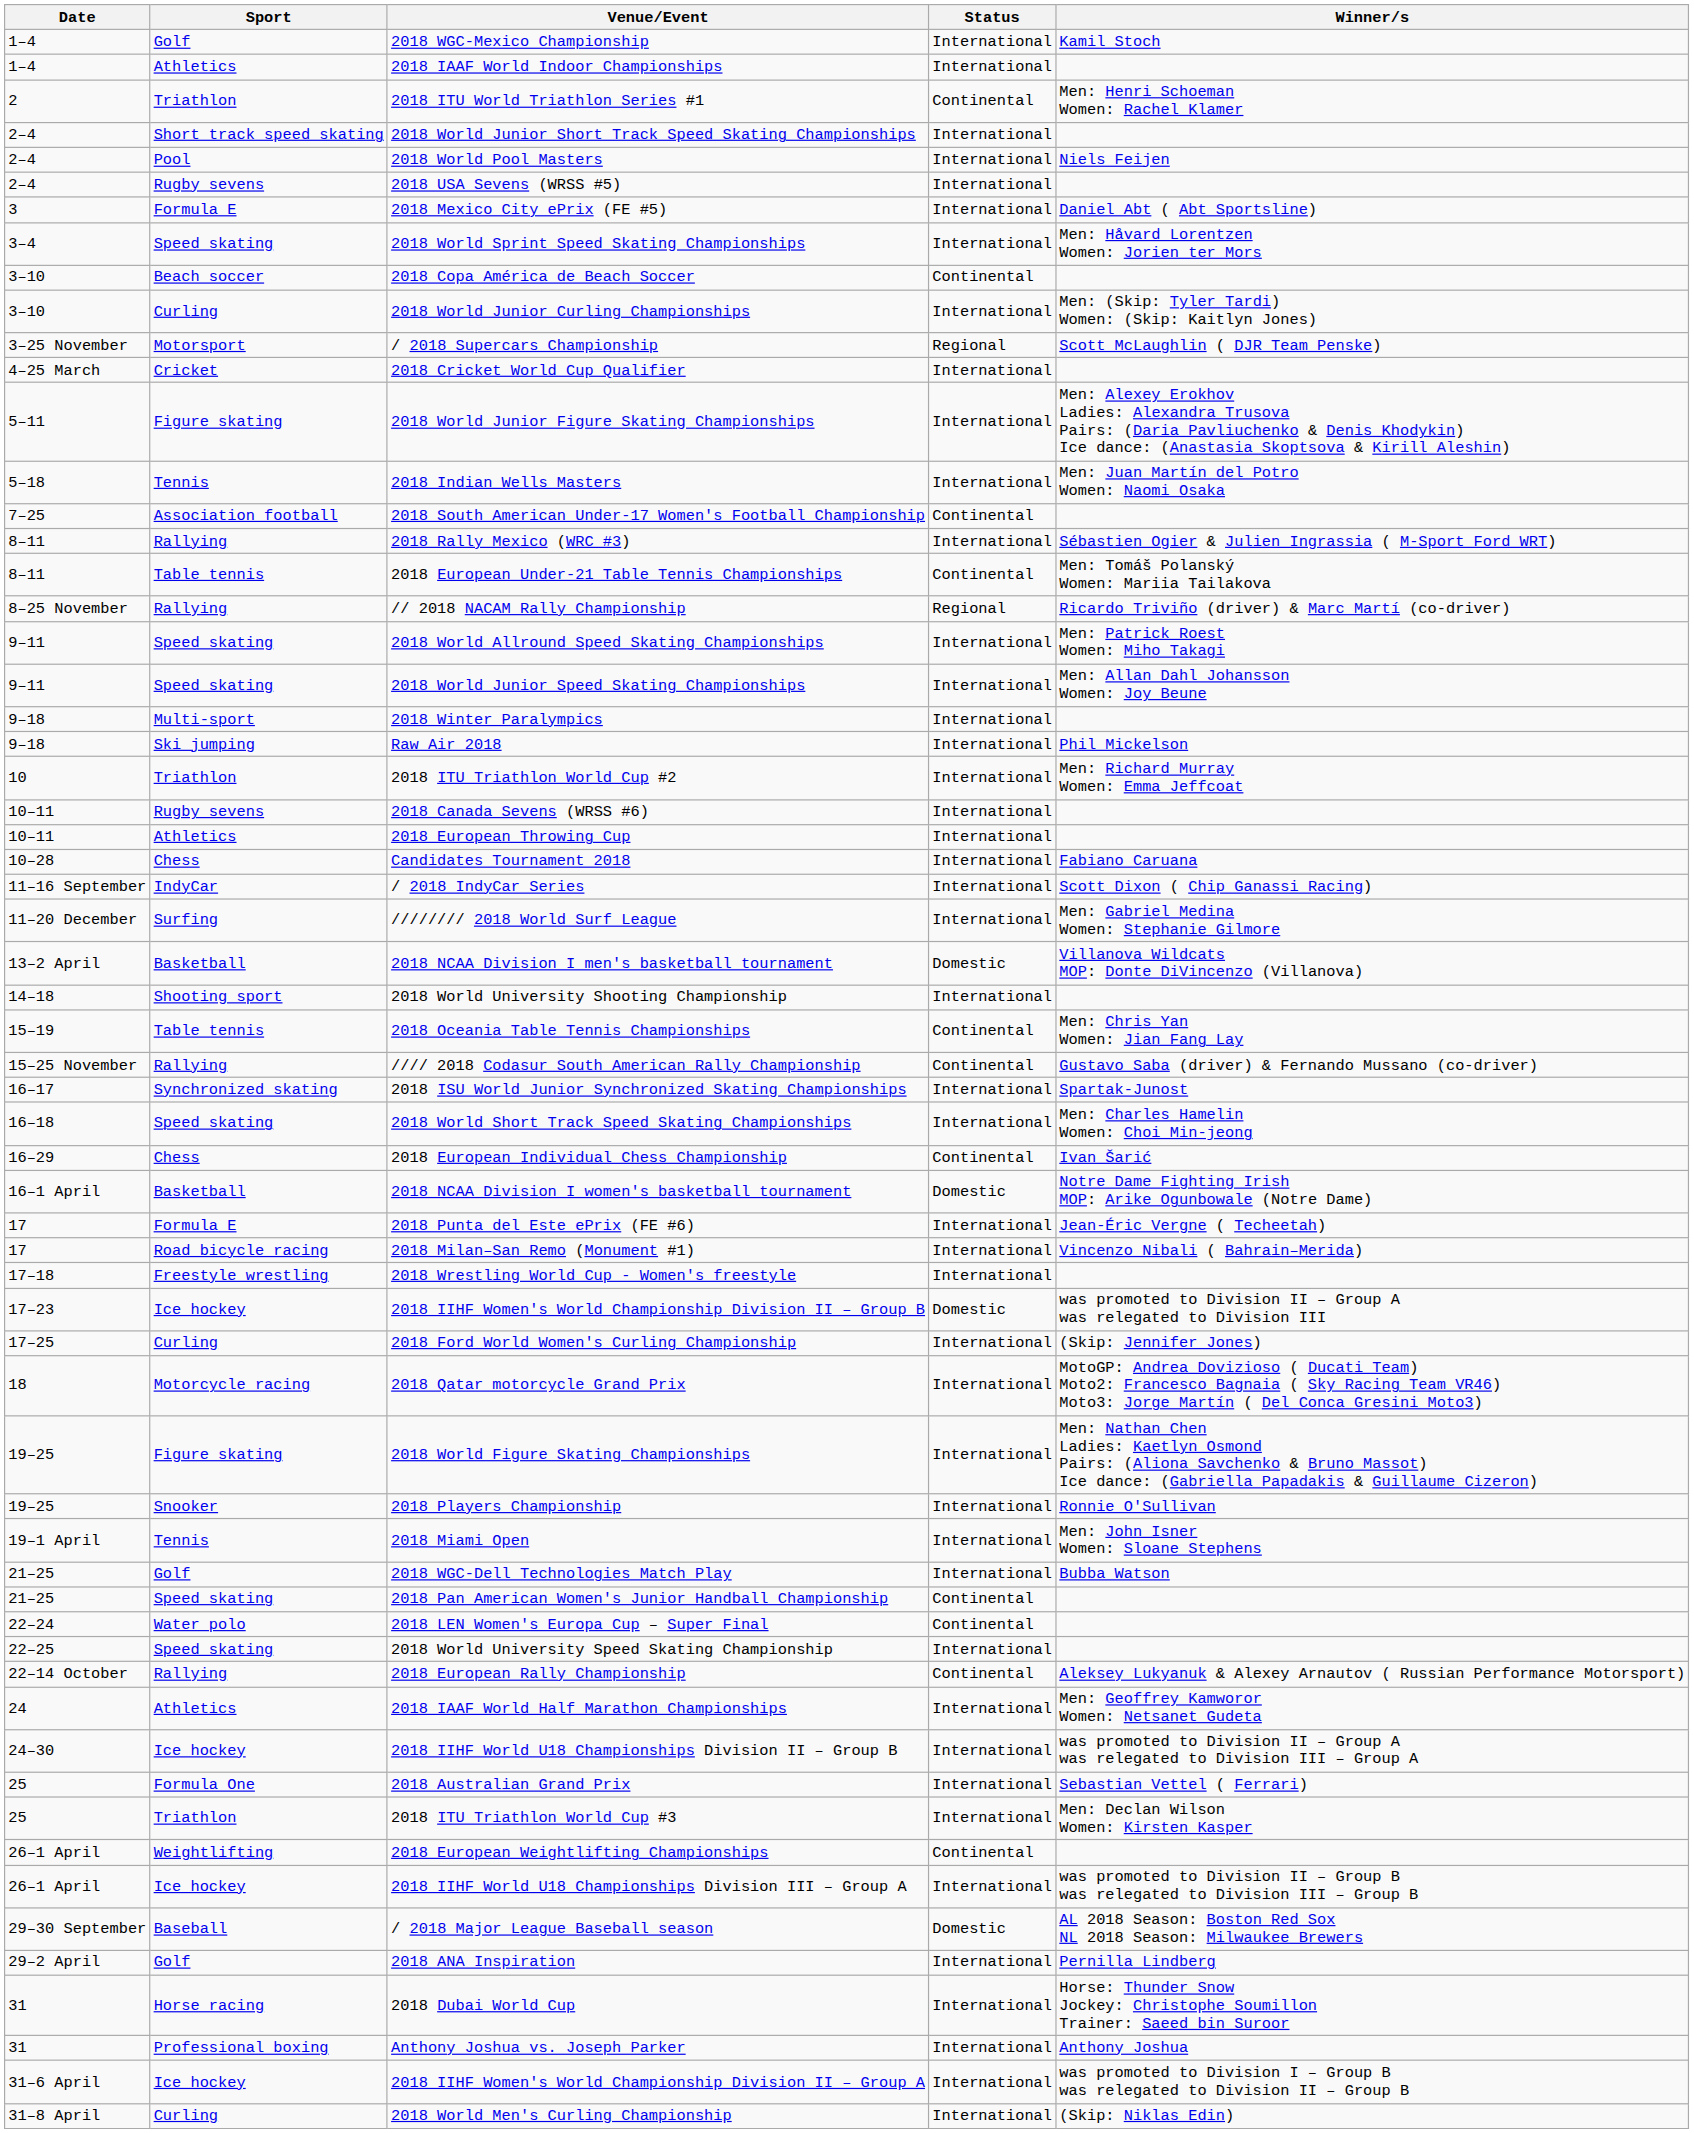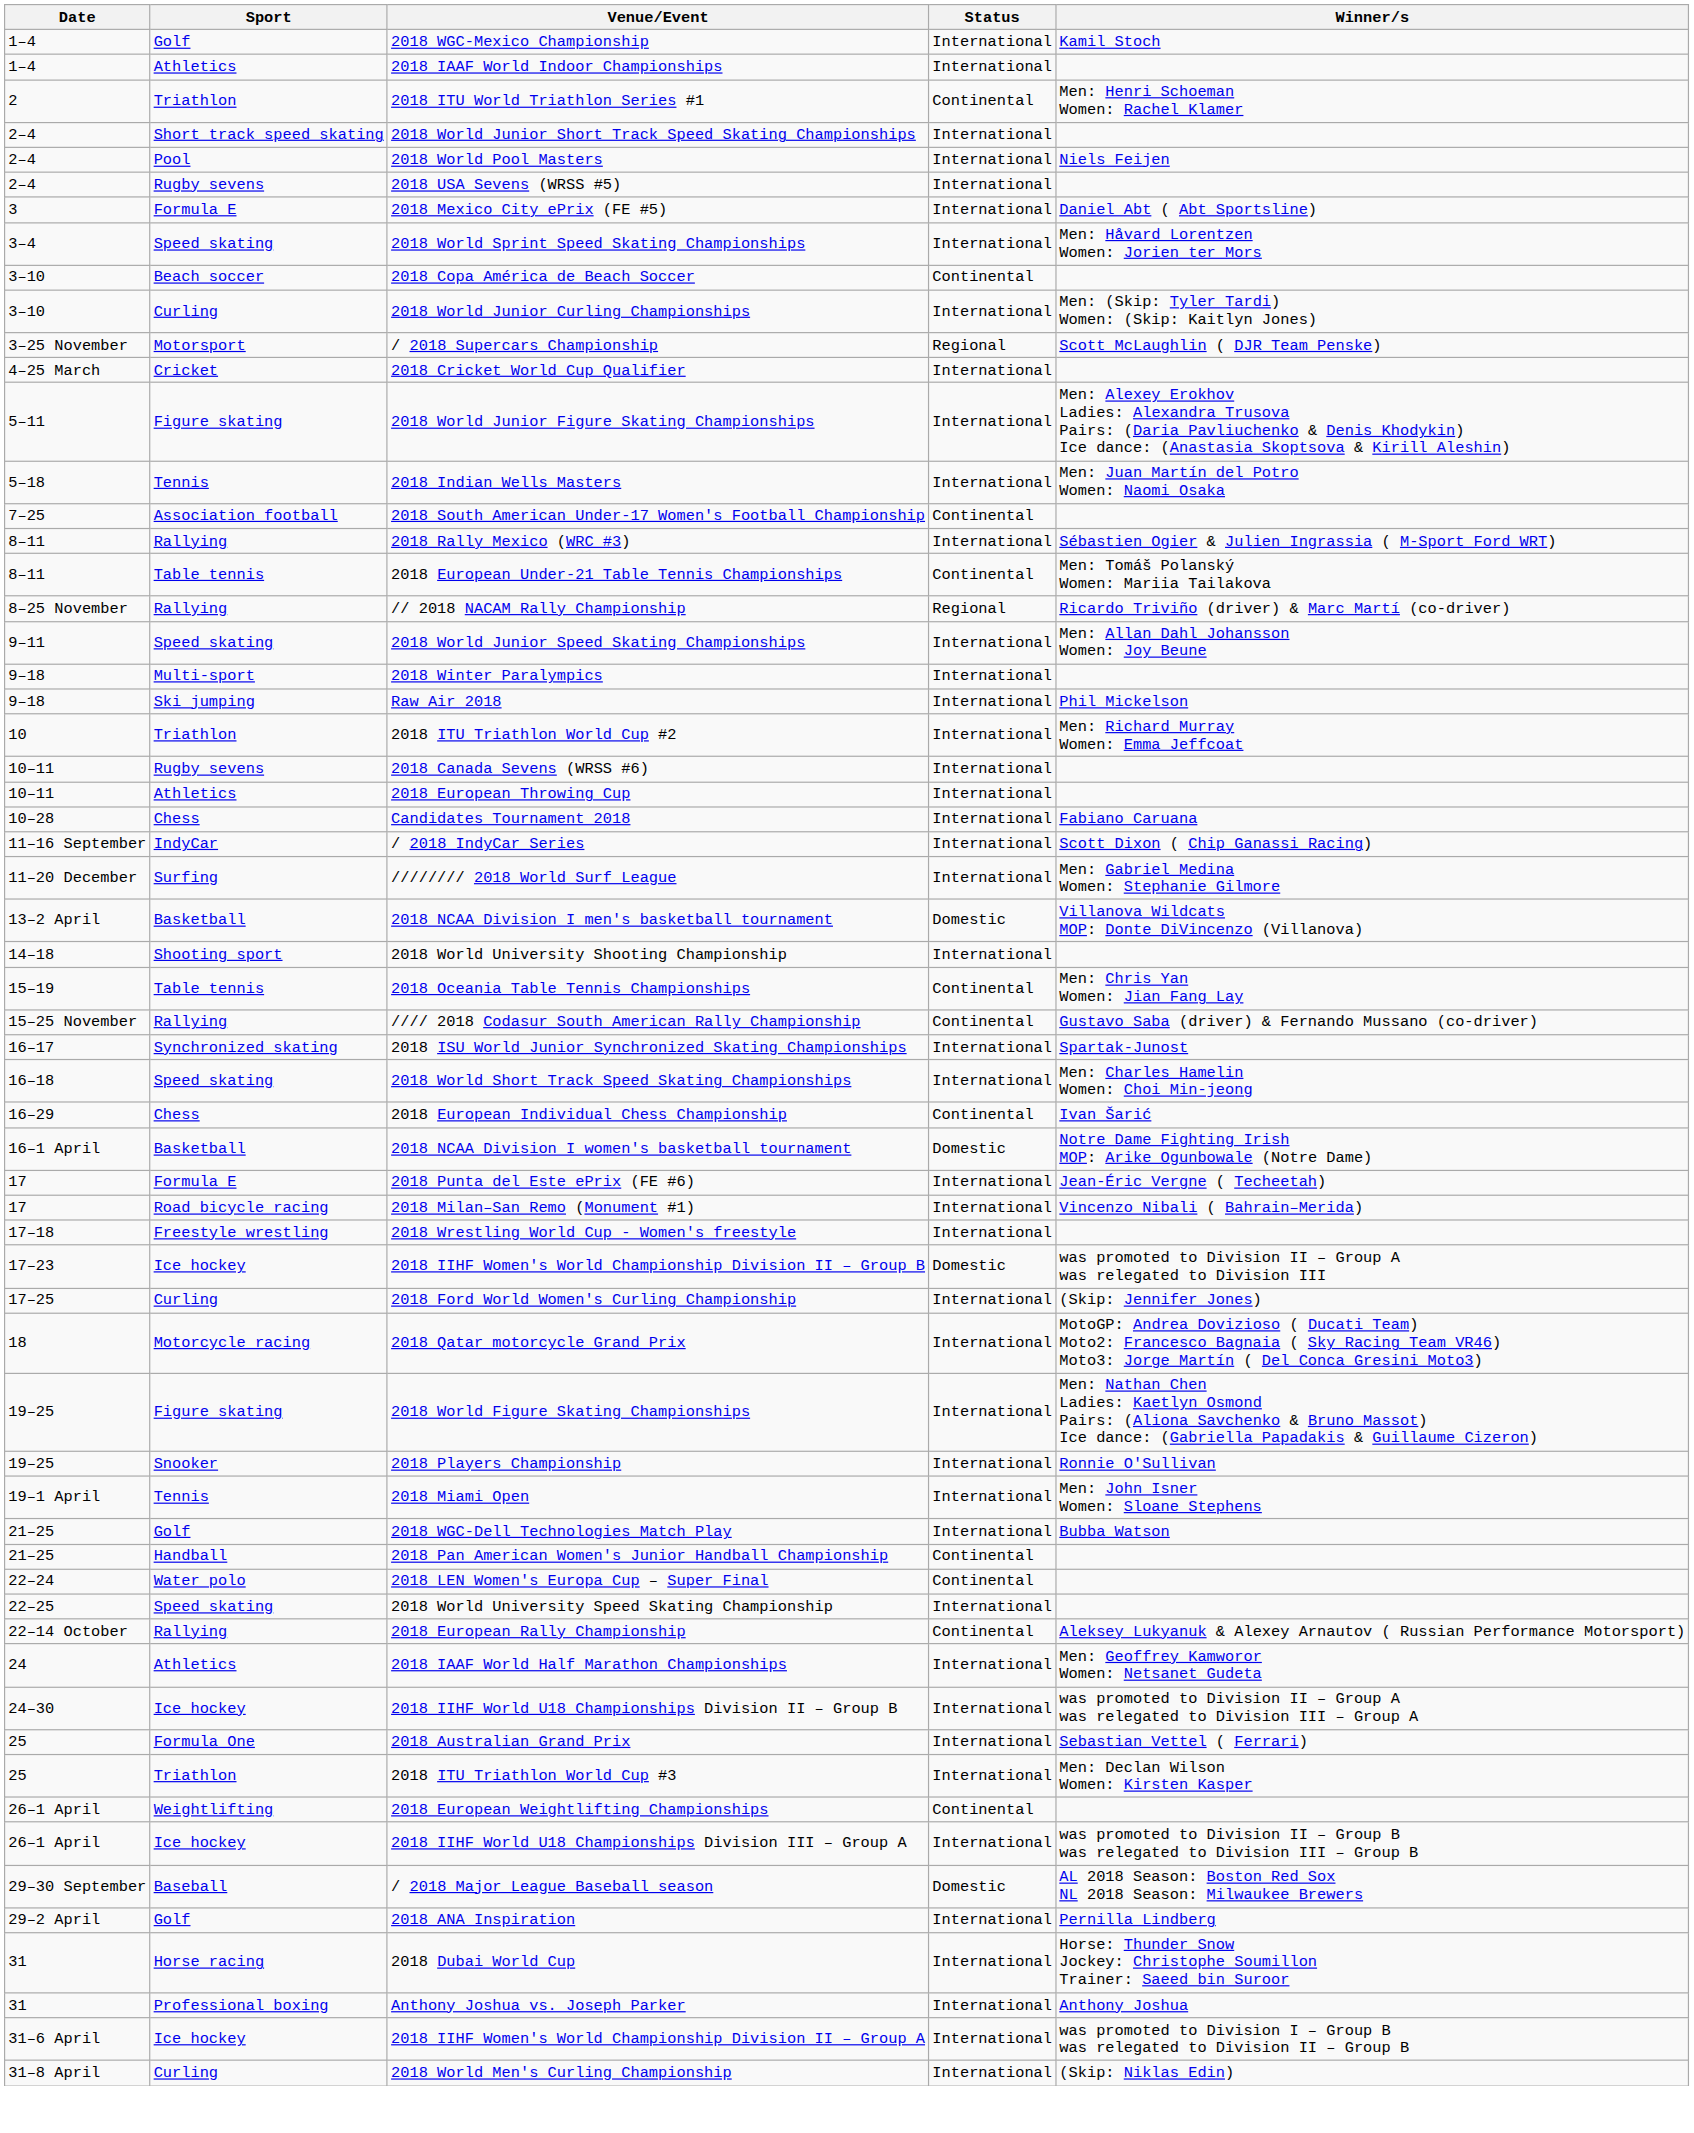- row: (607, 643)
(213, 1599) Speed skating -> (190, 1557) Handball
